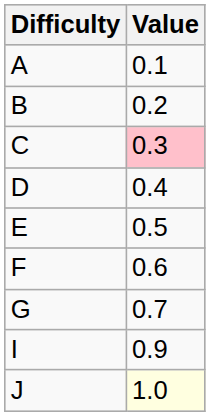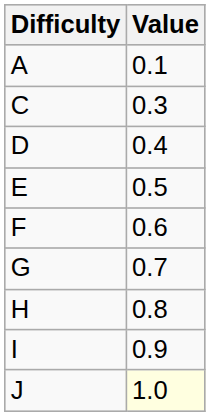- row: (19, 106)
(150, 146) pink background -> (150, 106) no background
+ row: (20, 308)
